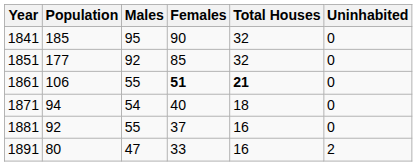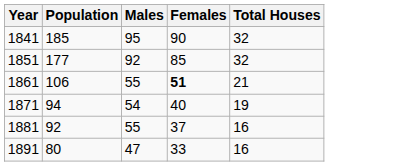- column: (368, 15)
(241, 82) bold -> (241, 82) normal
(241, 104) 18 -> (241, 104) 19
